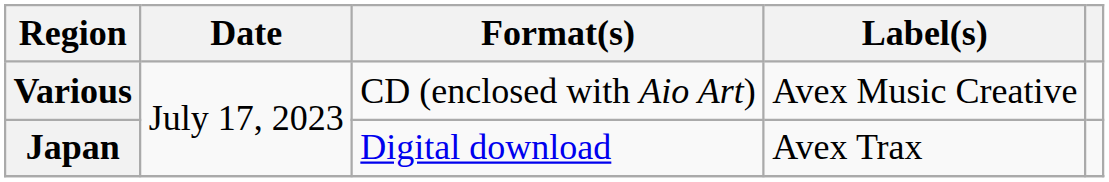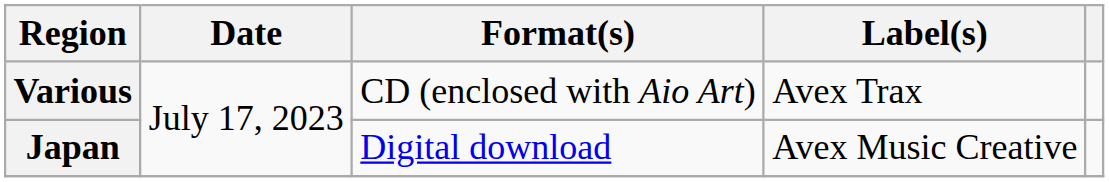(925, 90) Avex Music Creative -> (847, 90) Avex Trax
(847, 147) Avex Trax -> (925, 147) Avex Music Creative
